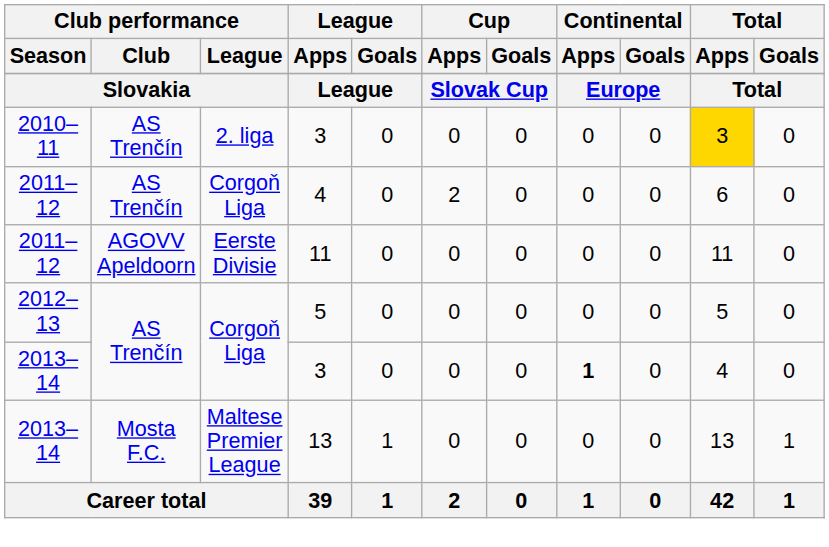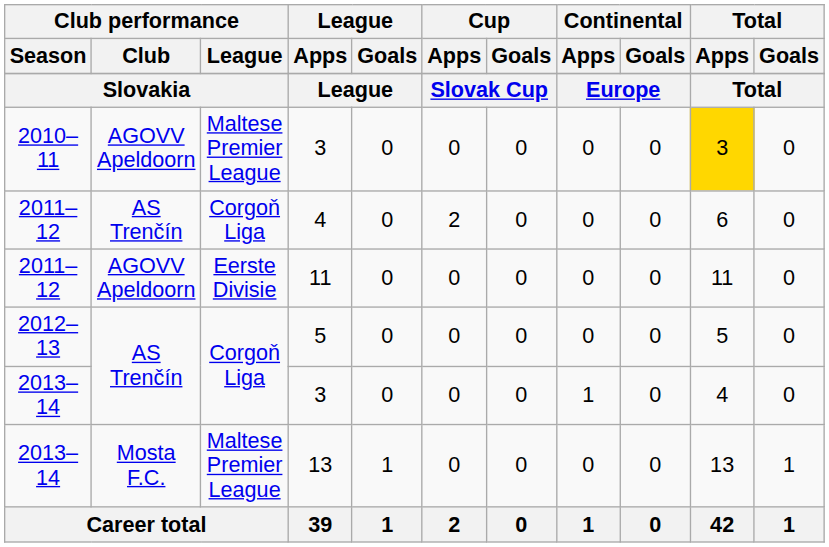(146, 136) AS Trenčín -> (146, 148) AGOVV Apeldoorn
(245, 136) 2. liga -> (245, 148) Maltese Premier League
(588, 370) bold -> (588, 395) normal
